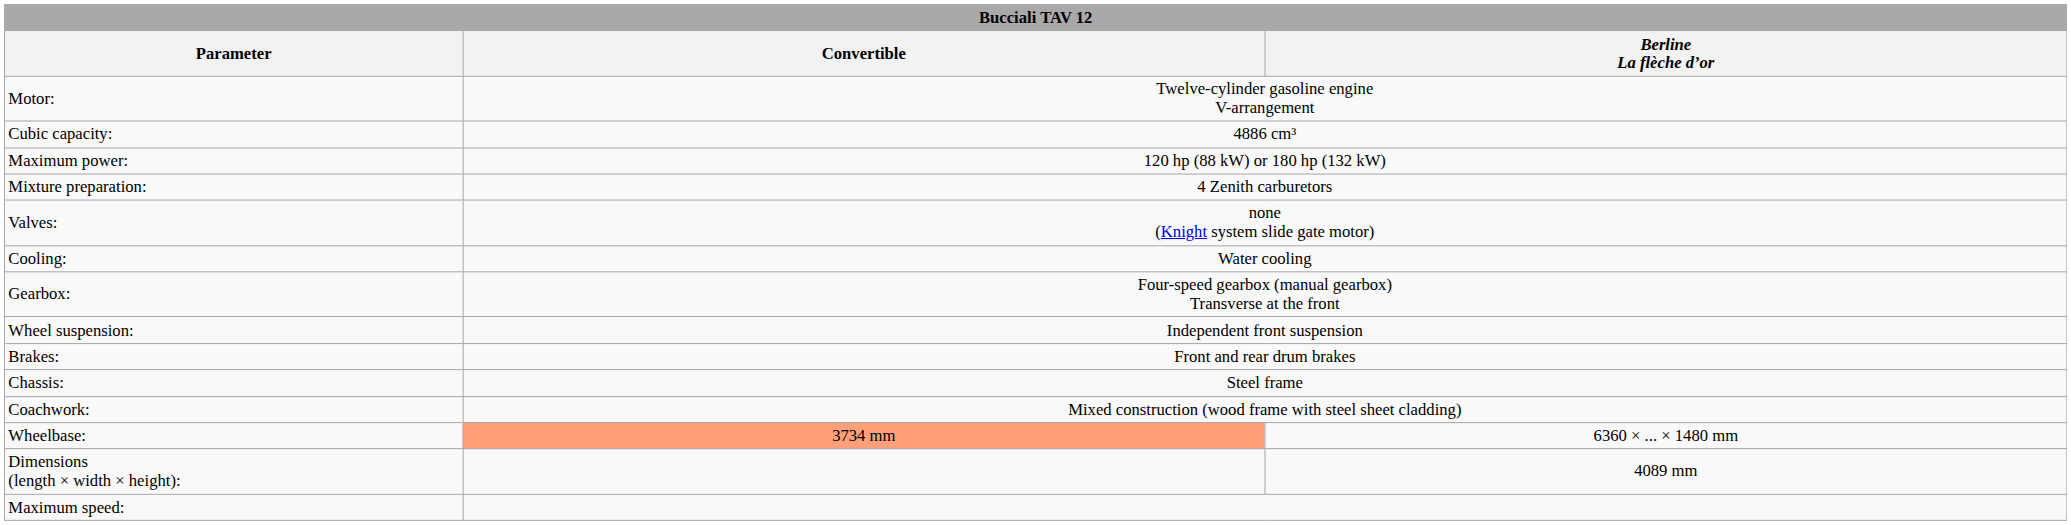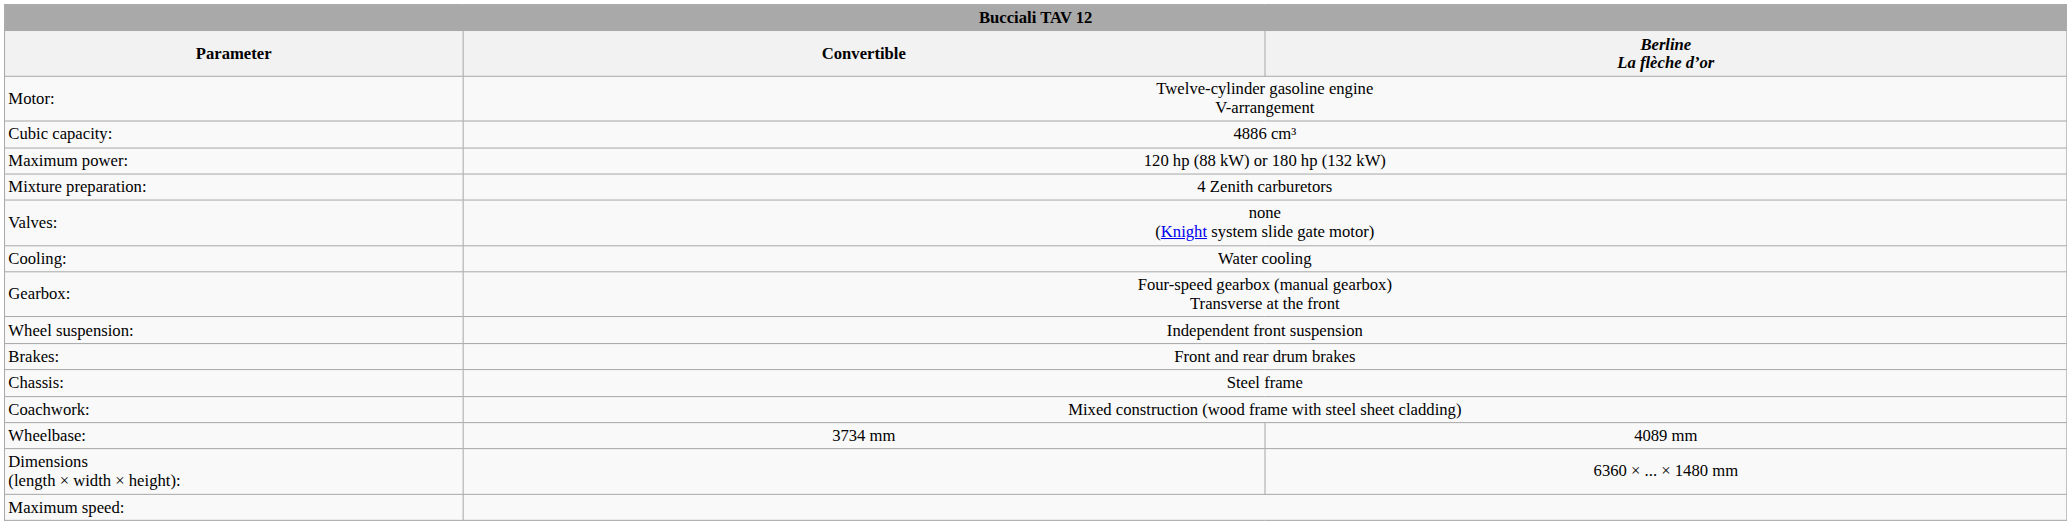(864, 435) lightsalmon background -> (864, 435) no background
(1666, 435) 6360 × ... × 1480 mm -> (1666, 435) 4089 mm
(1666, 471) 4089 mm -> (1666, 471) 6360 × ... × 1480 mm
